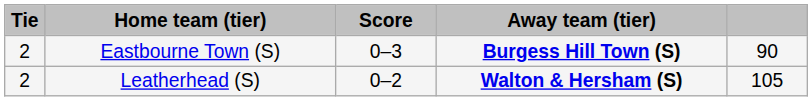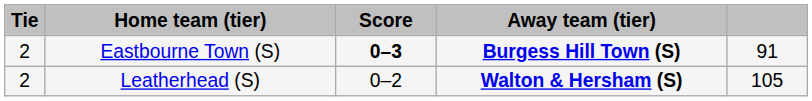(386, 51) normal -> (386, 51) bold
(767, 51) 90 -> (767, 51) 91
